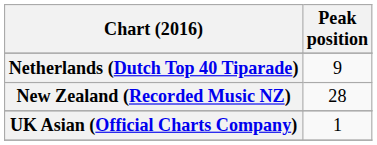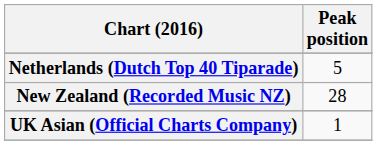(337, 67) 9 -> (337, 67) 5
